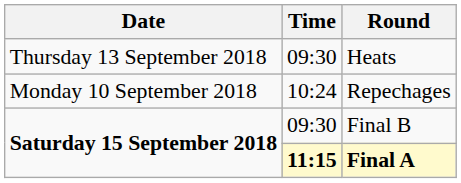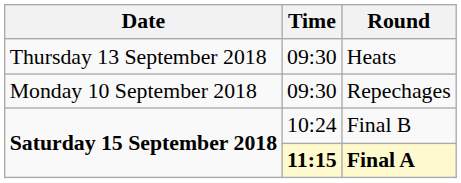(312, 90) 10:24 -> (312, 90) 09:30
(312, 125) 09:30 -> (312, 125) 10:24
